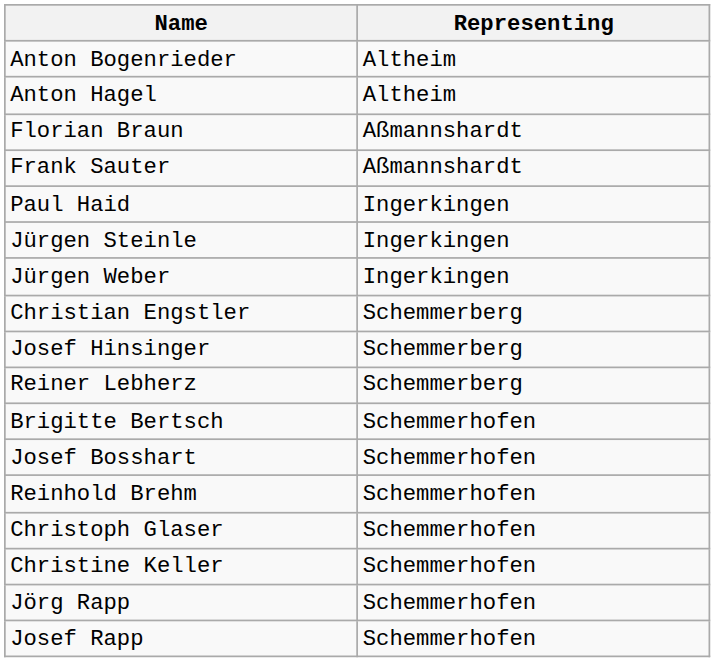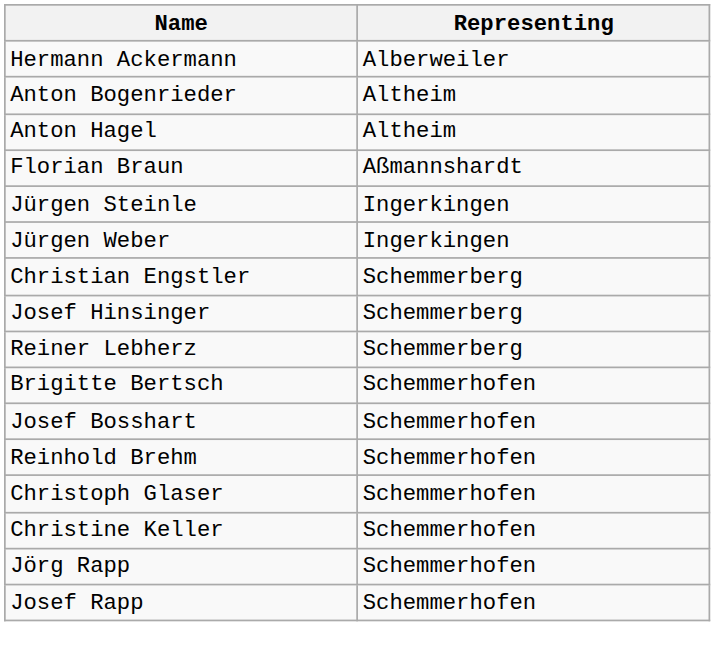+ row: (124, 59)
- row: (90, 168)
- row: (70, 204)
